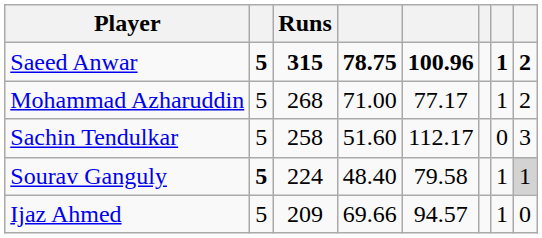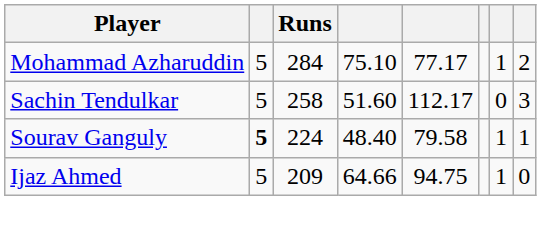- row: (74, 61)
(305, 99) 268 -> (305, 61) 284
(370, 99) 71.00 -> (370, 61) 75.10
(525, 175) lightgrey background -> (524, 137) no background
(370, 213) 69.66 -> (370, 175) 64.66
(441, 213) 94.57 -> (440, 175) 94.75
